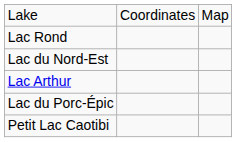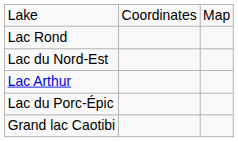+ row: (61, 125)
- row: (58, 125)
